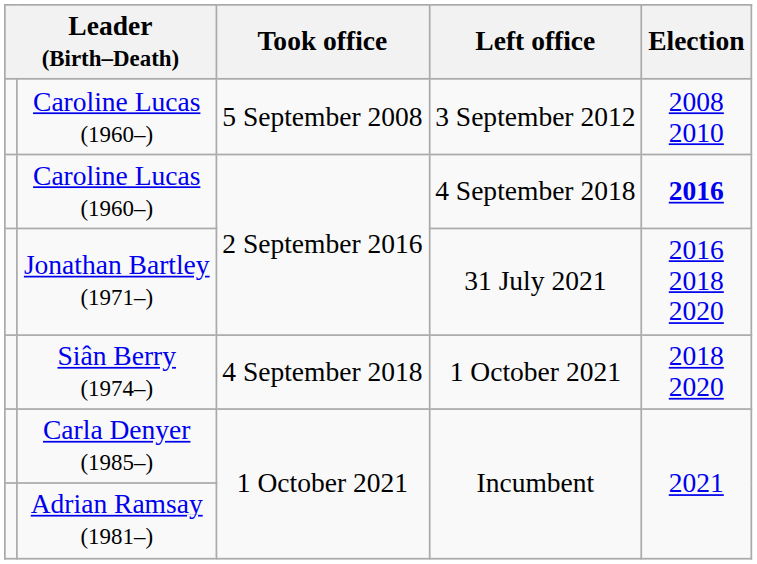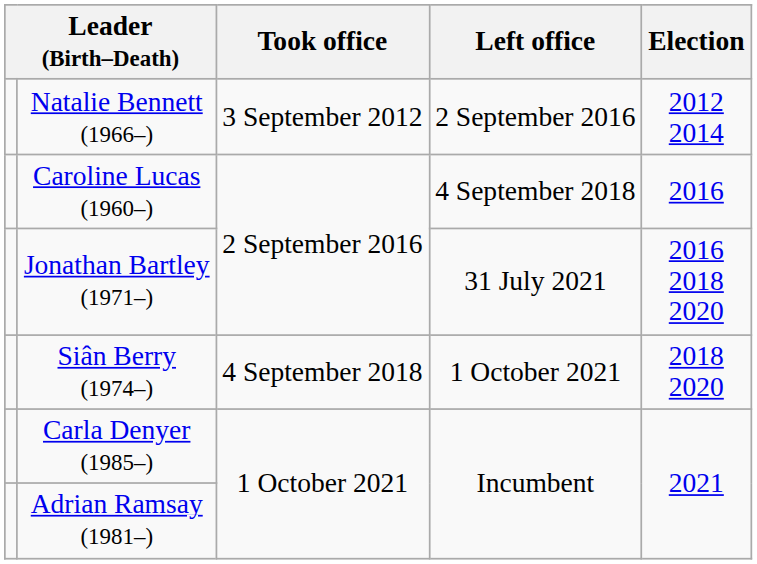- row: (117, 116)
+ row: (117, 116)
(696, 191) bold -> (696, 191) normal
